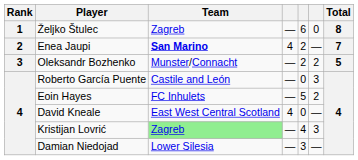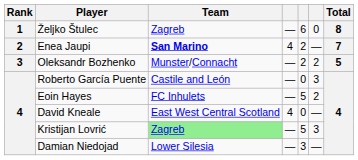(303, 130) 4 -> (303, 130) 5
